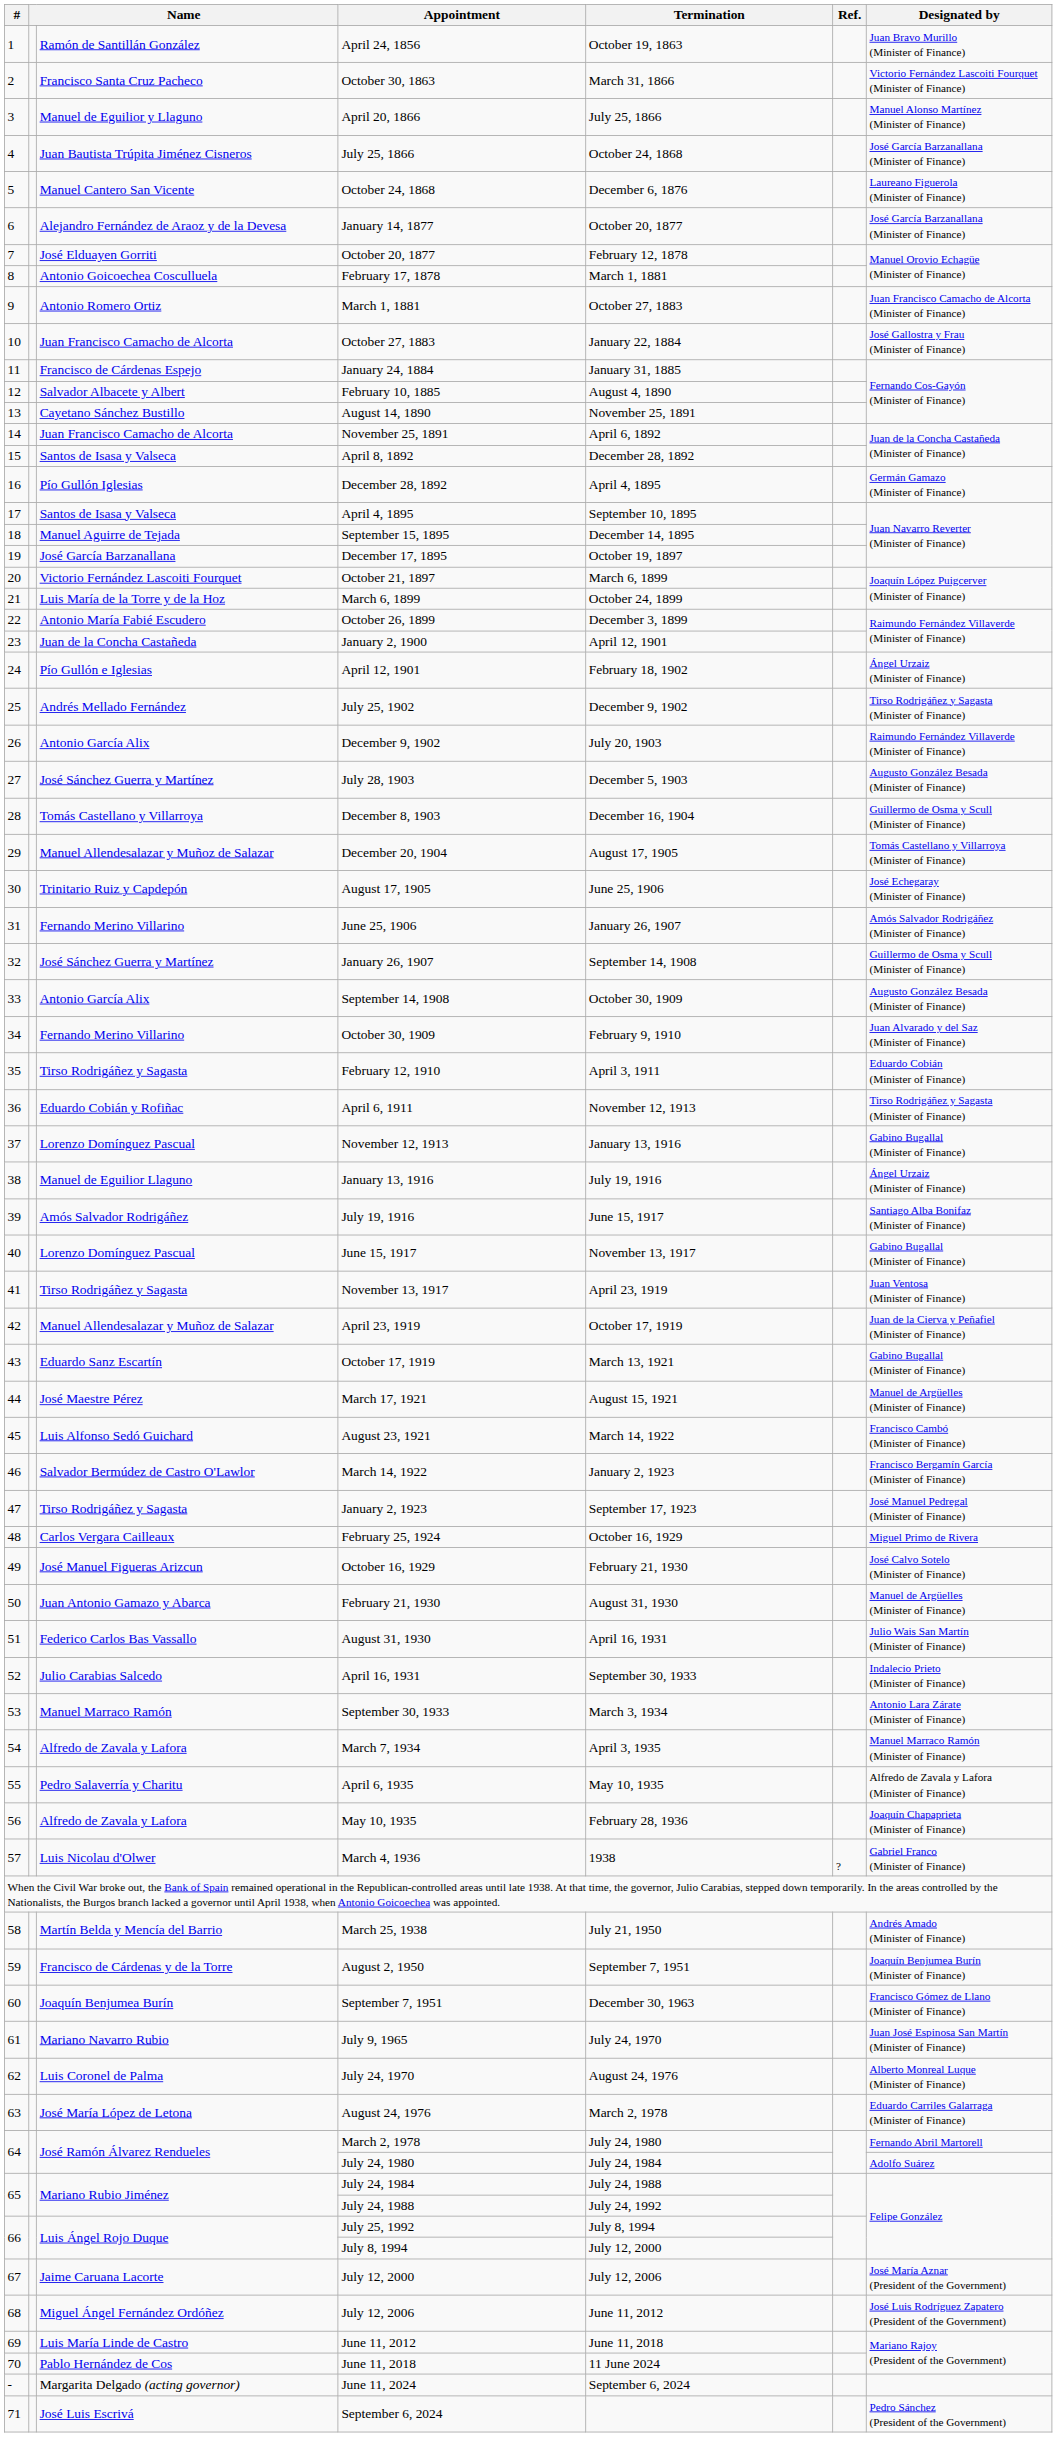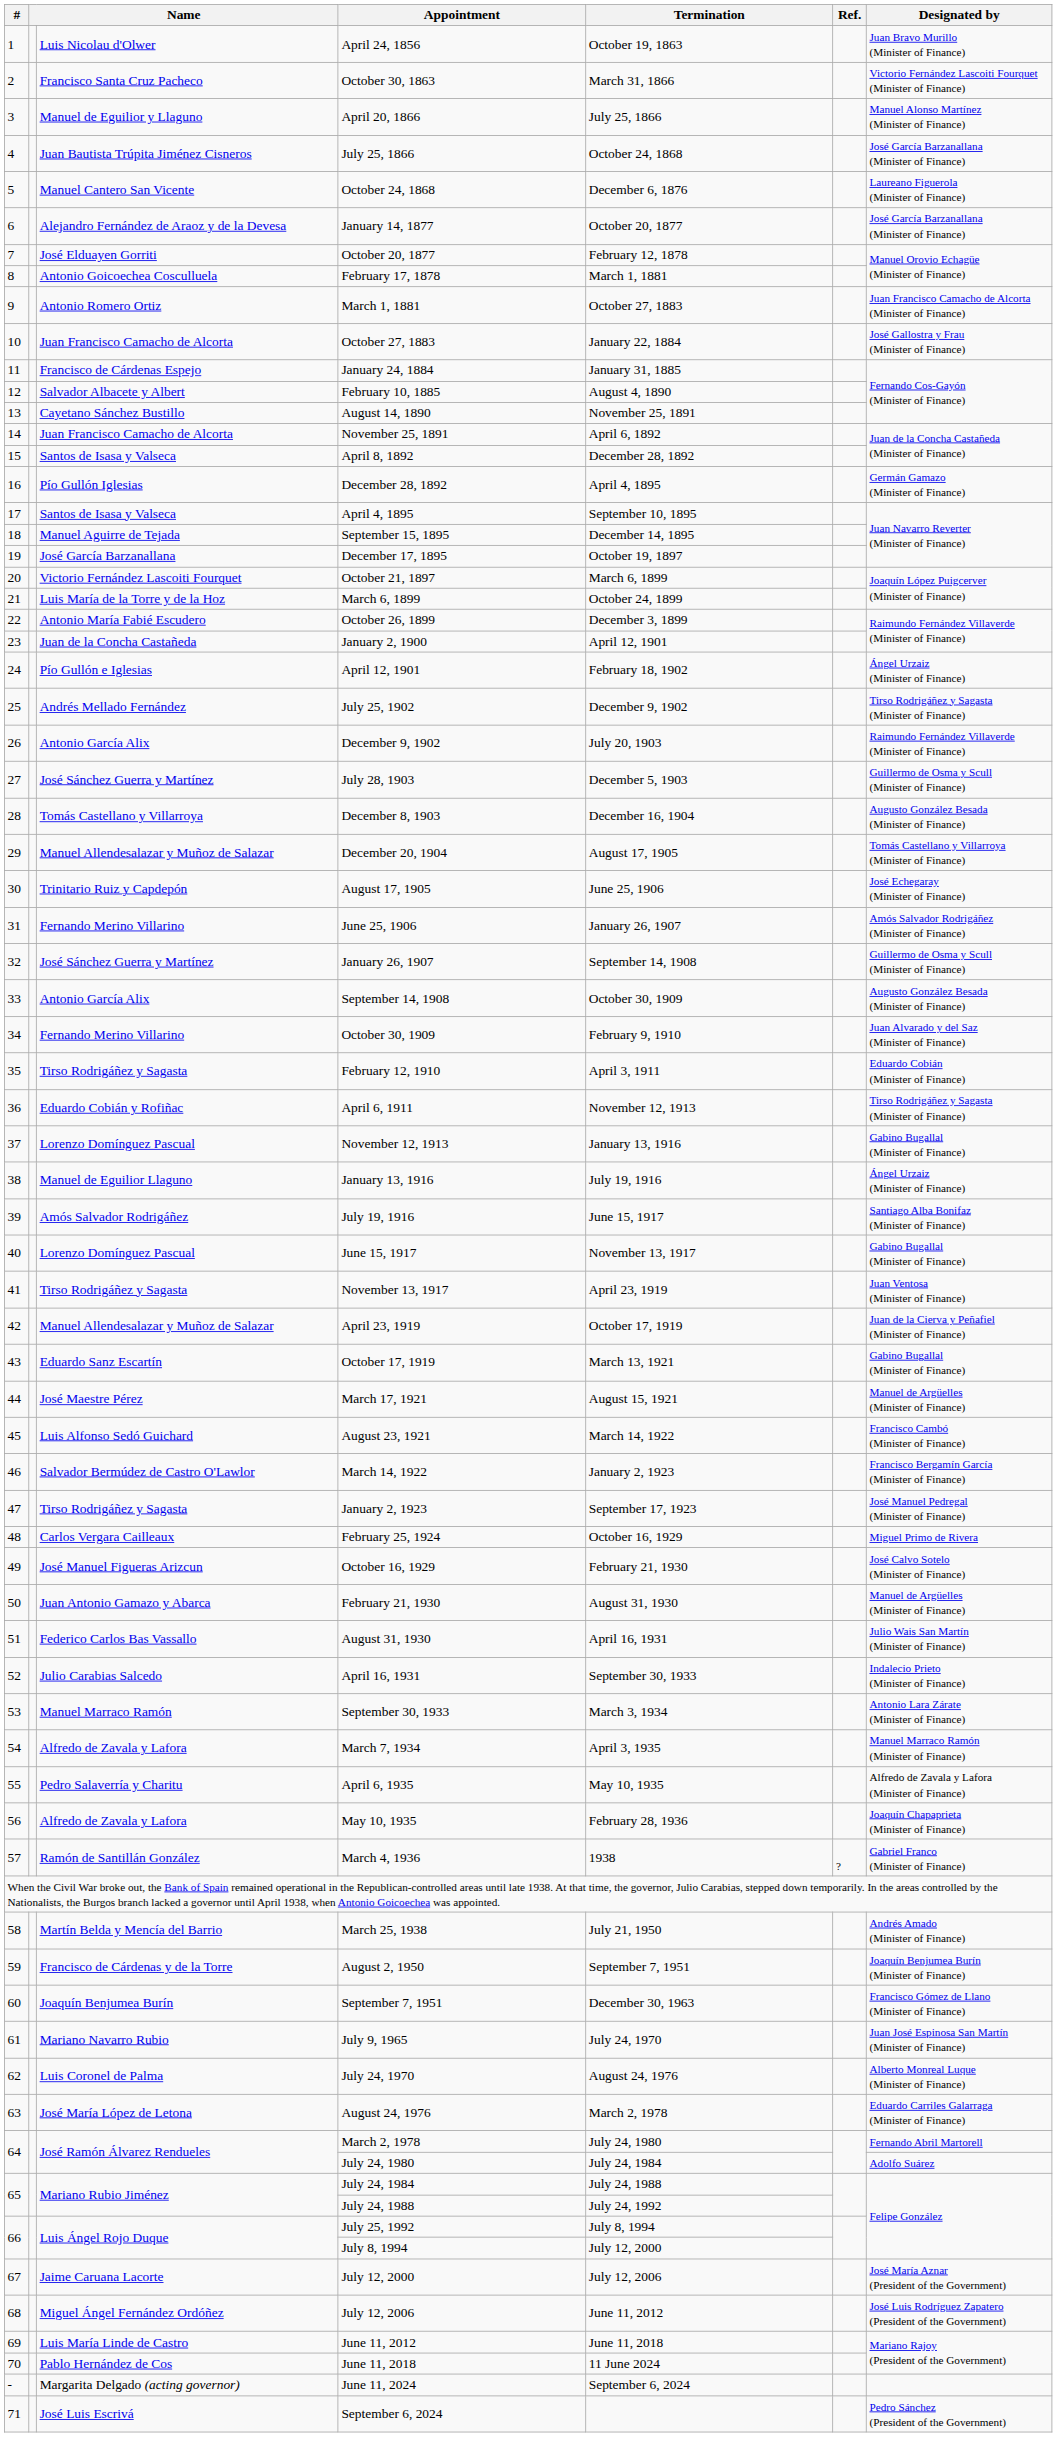(120, 44) Ramón de Santillán González -> (98, 44) Luis Nicolau d'Olwer
(929, 780) Augusto González Besada (Minister of Finance) -> (931, 780) Guillermo de Osma y Scull (Minister of Finance)
(931, 816) Guillermo de Osma y Scull (Minister of Finance) -> (929, 816) Augusto González Besada (Minister of Finance)
(98, 1857) Luis Nicolau d'Olwer -> (120, 1857) Ramón de Santillán González
